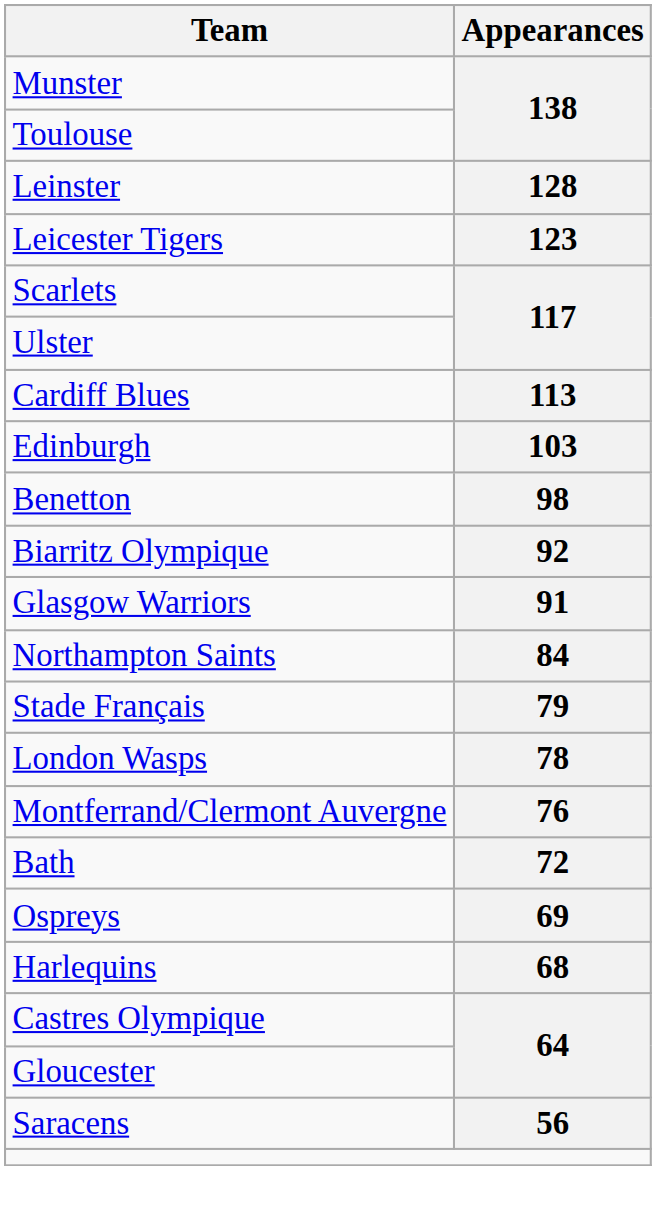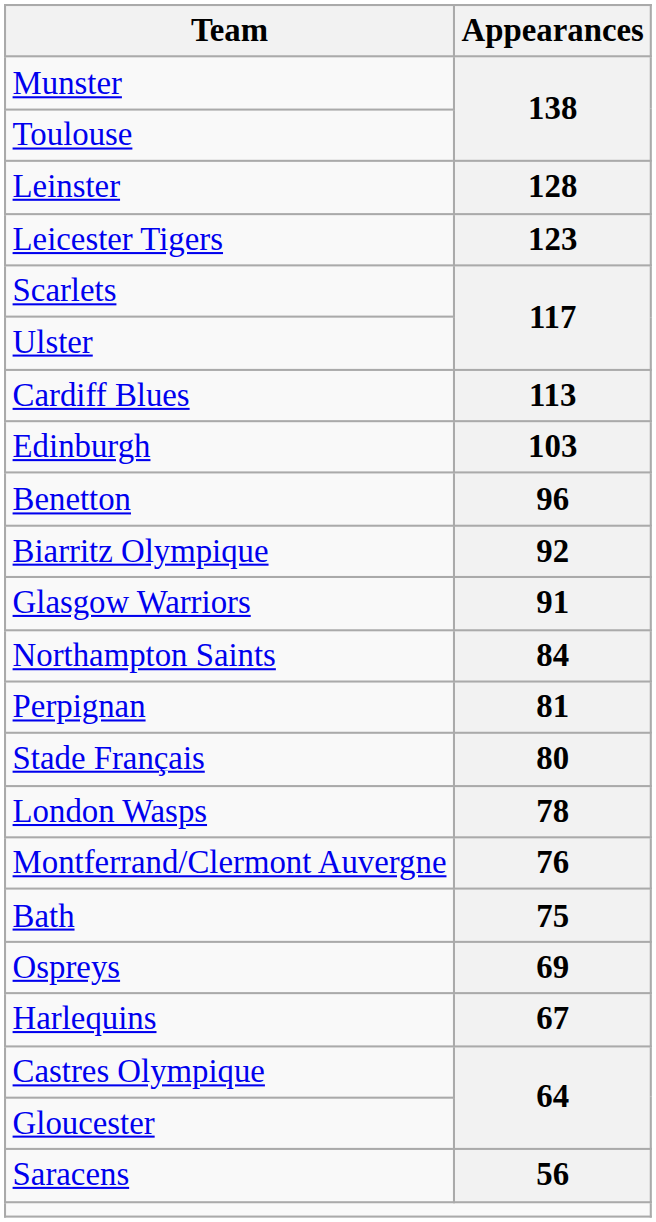(553, 498) 98 -> (553, 498) 96
+ row: (79, 706)
(553, 706) 79 -> (553, 758) 80
(553, 862) 72 -> (553, 914) 75
(553, 966) 68 -> (553, 1018) 67
